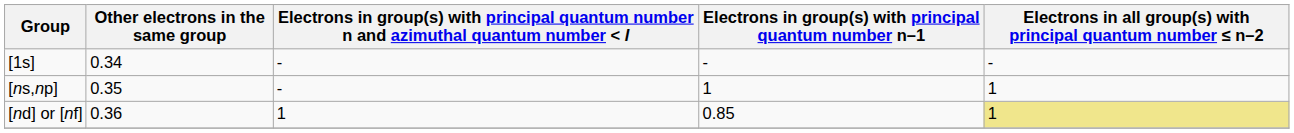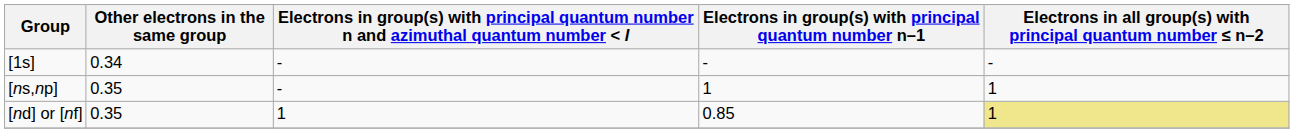(106, 114) 0.36 -> (106, 114) 0.35
